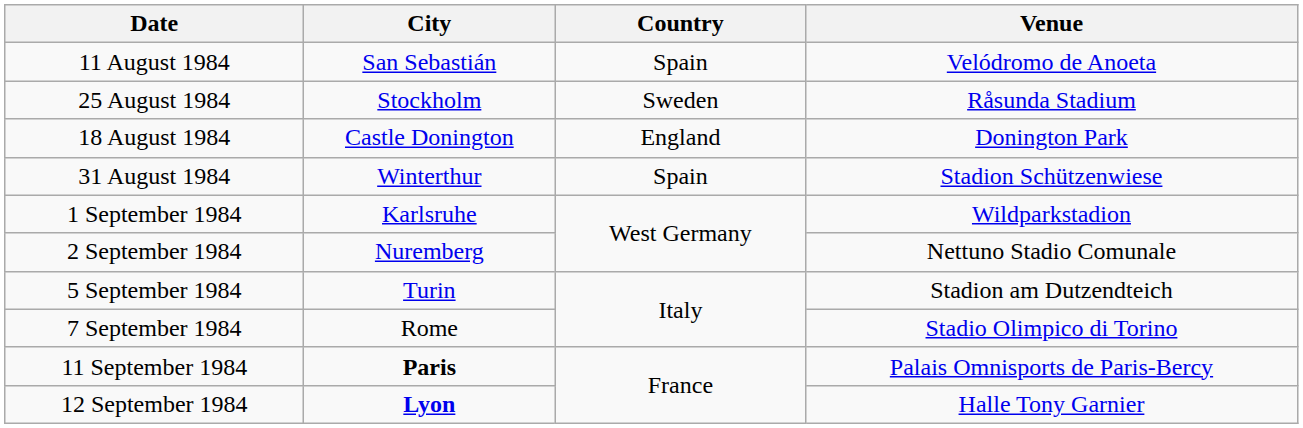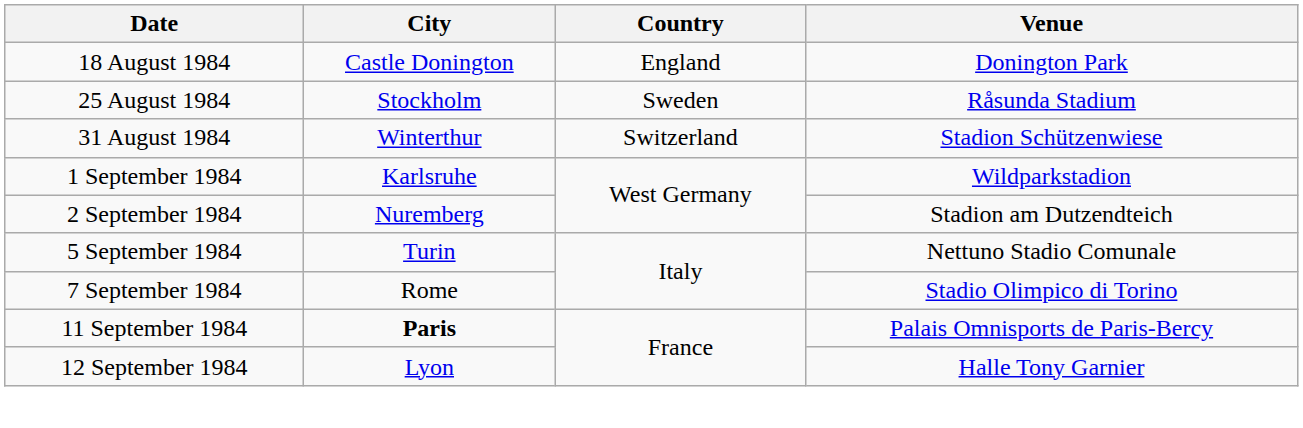- row: (154, 61)
rows swapped: (154, 137) <-> (154, 99)
(680, 175) Spain -> (680, 137) Switzerland
(1051, 251) Nettuno Stadio Comunale -> (1051, 213) Stadion am Dutzendteich
(1051, 289) Stadion am Dutzendteich -> (1051, 251) Nettuno Stadio Comunale
(429, 404) bold -> (429, 366) normal
